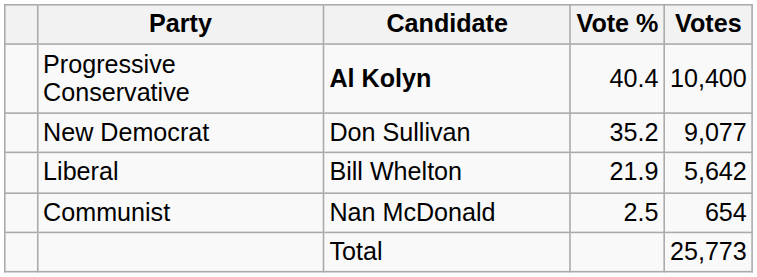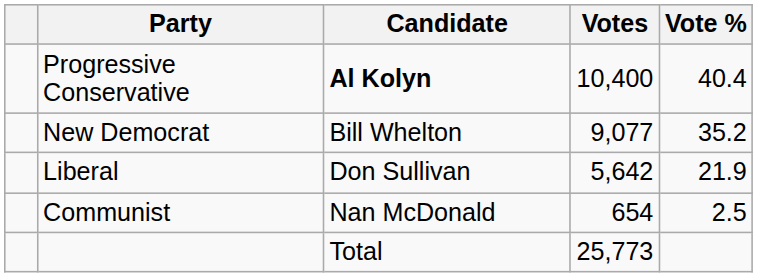columns swapped: (708, 24) <-> (617, 24)
(400, 132) Don Sullivan -> (396, 132) Bill Whelton
(396, 172) Bill Whelton -> (400, 172) Don Sullivan
